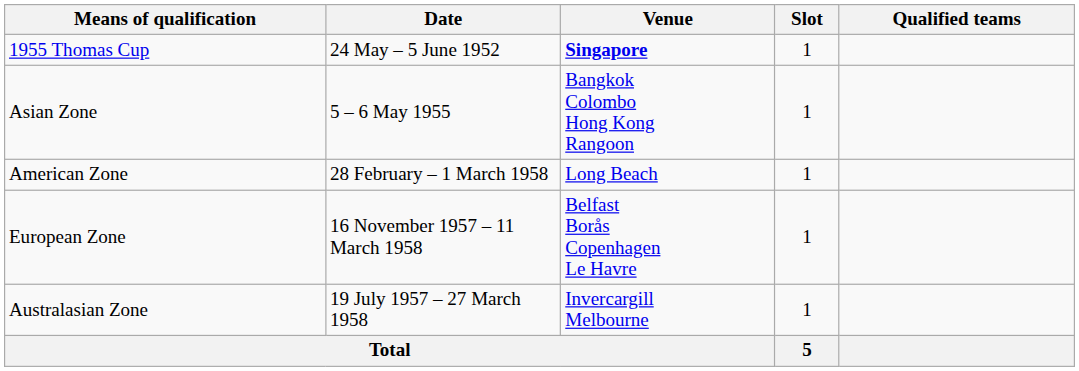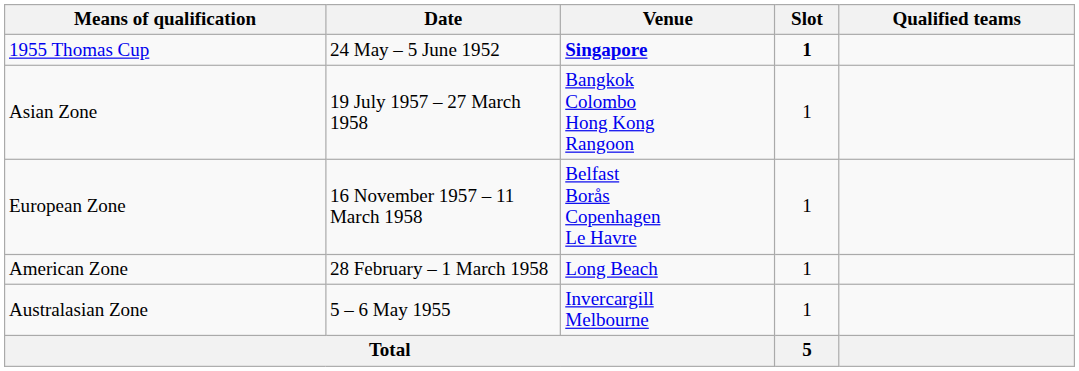(807, 49) normal -> (807, 49) bold
(390, 112) 5 – 6 May 1955 -> (425, 112) 19 July 1957 – 27 March 1958
rows swapped: (68, 174) <-> (67, 236)
(425, 309) 19 July 1957 – 27 March 1958 -> (390, 309) 5 – 6 May 1955
